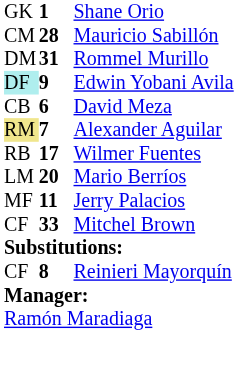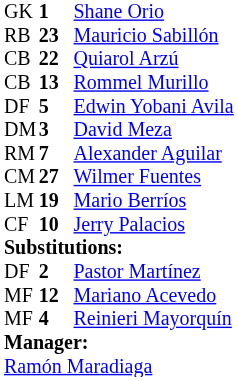(20, 35) CM -> (17, 35) RB
(49, 35) 28 -> (49, 35) 23
+ row: (126, 58)
(20, 58) DM -> (17, 82) CB
(49, 58) 31 -> (49, 82) 13
(17, 82) paleturquoise background -> (17, 106) no background
(44, 82) 9 -> (44, 106) 5
(17, 106) CB -> (20, 129) DM
(44, 106) 6 -> (44, 129) 3
(20, 129) khaki background -> (20, 153) no background
(17, 153) RB -> (20, 177) CM
(49, 153) 17 -> (49, 177) 27
(49, 177) 20 -> (49, 200) 19
(18, 200) MF -> (16, 224) CF
(48, 200) 11 -> (49, 224) 10
- row: (134, 224)
+ row: (137, 271)
+ row: (145, 295)
(16, 271) CF -> (18, 318) MF
(44, 271) 8 -> (44, 318) 4
